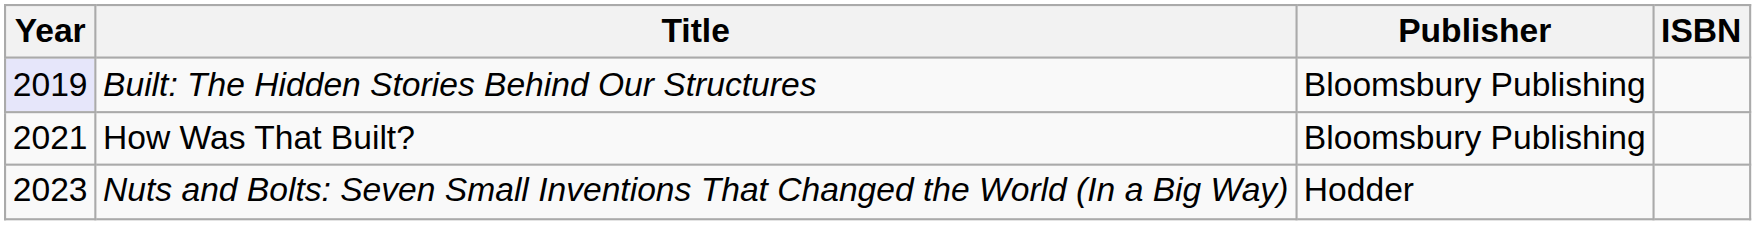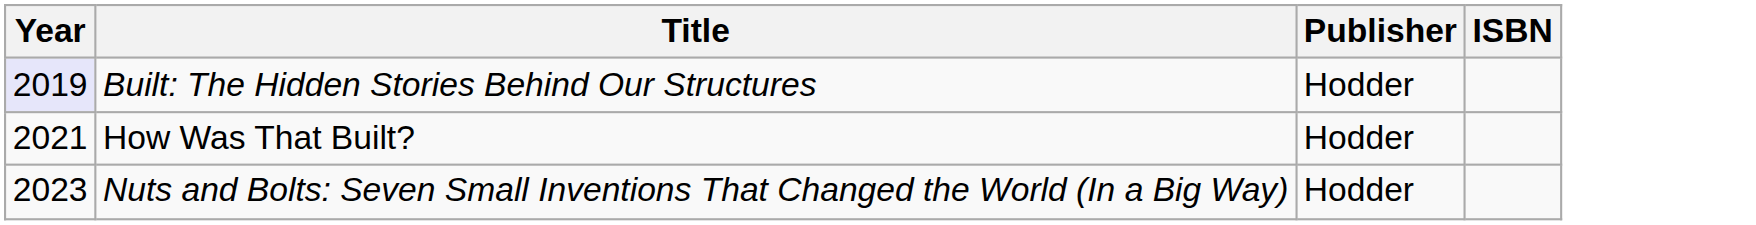(1475, 84) Bloomsbury Publishing -> (1359, 84) Hodder
(1475, 137) Bloomsbury Publishing -> (1359, 137) Hodder
